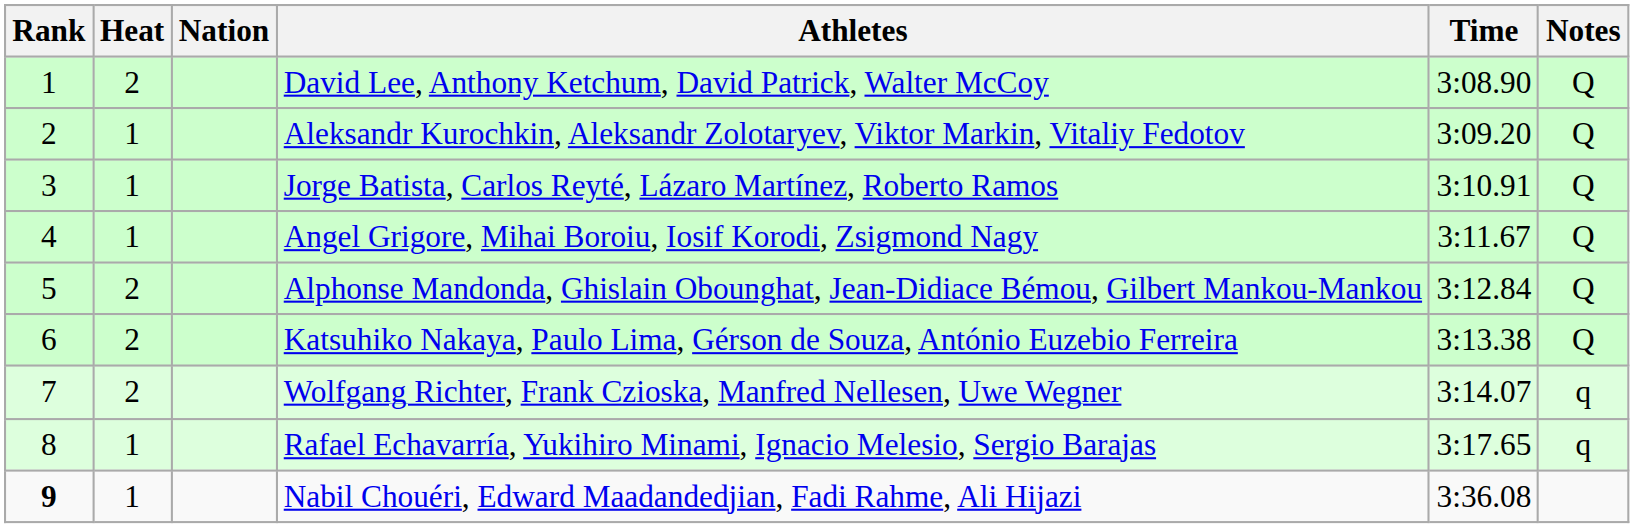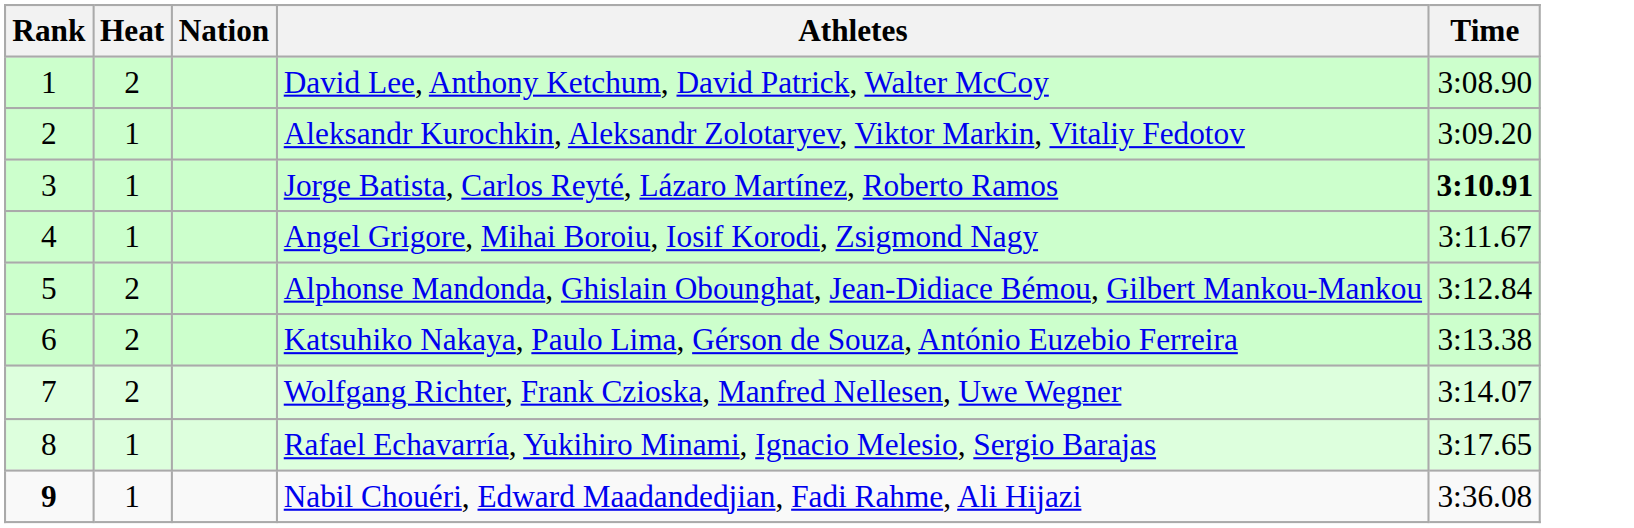- column: (1583, 30)
(1484, 185) normal -> (1485, 185) bold
